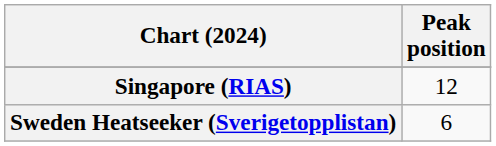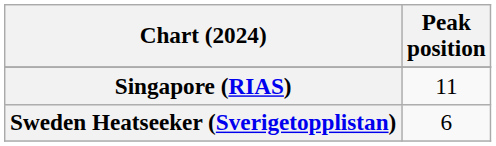(446, 85) 12 -> (446, 85) 11
